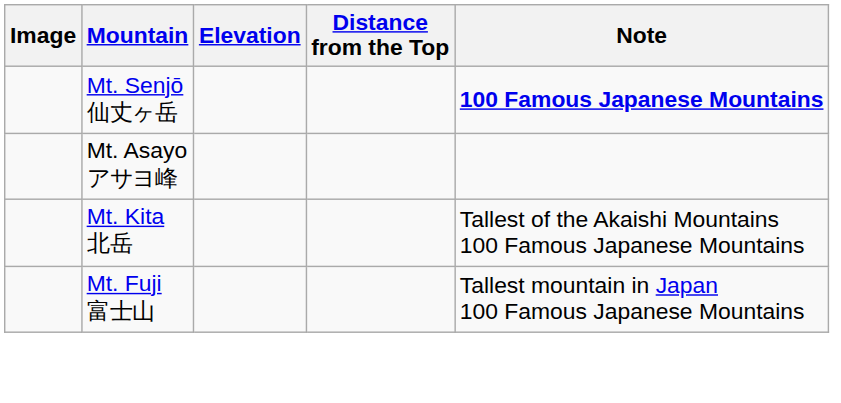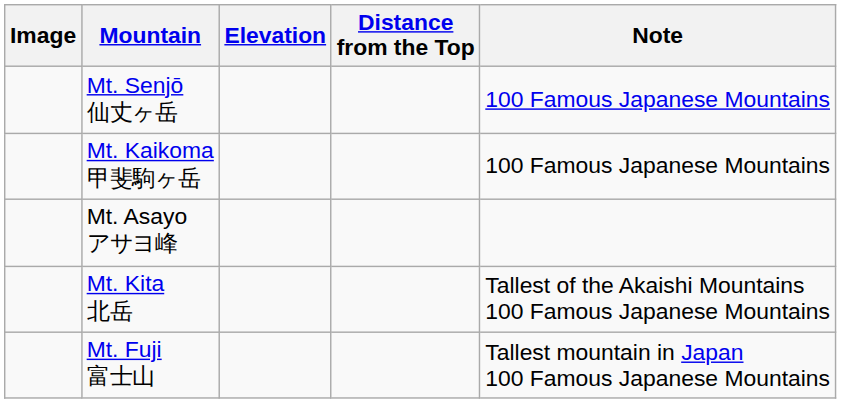(642, 99) bold -> (658, 99) normal
+ row: (150, 164)
